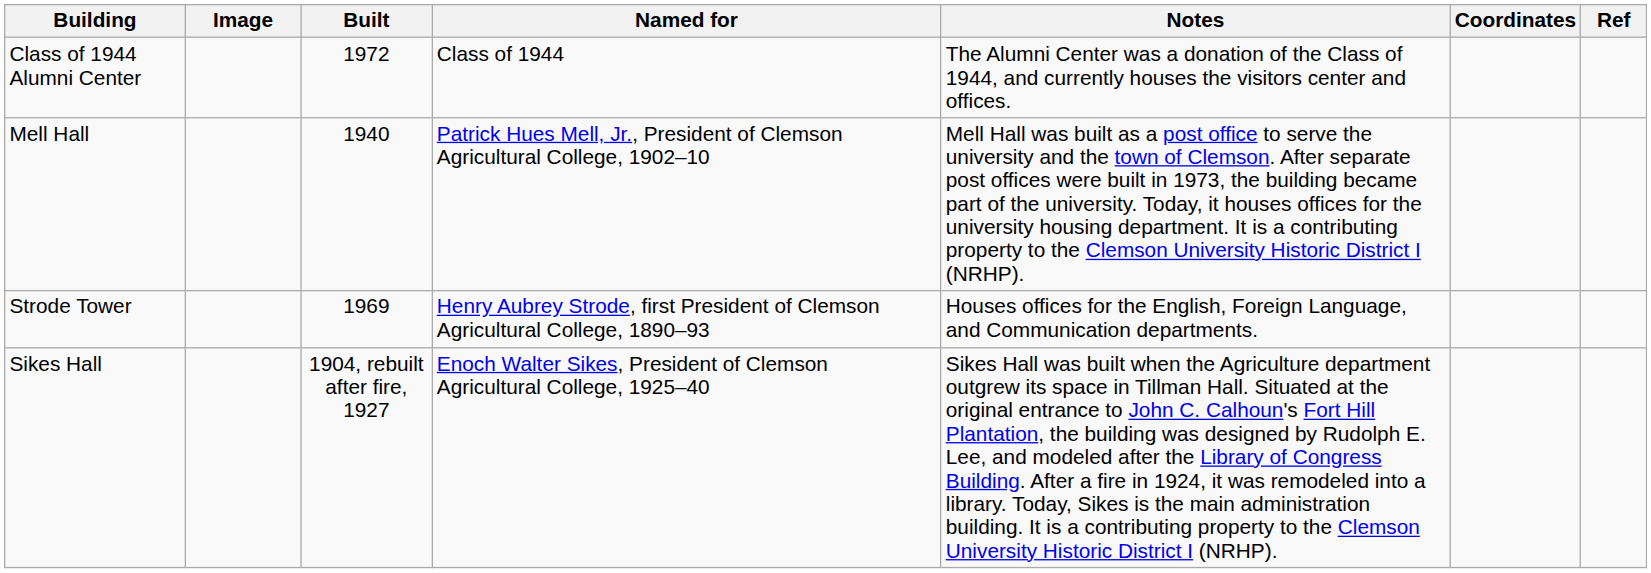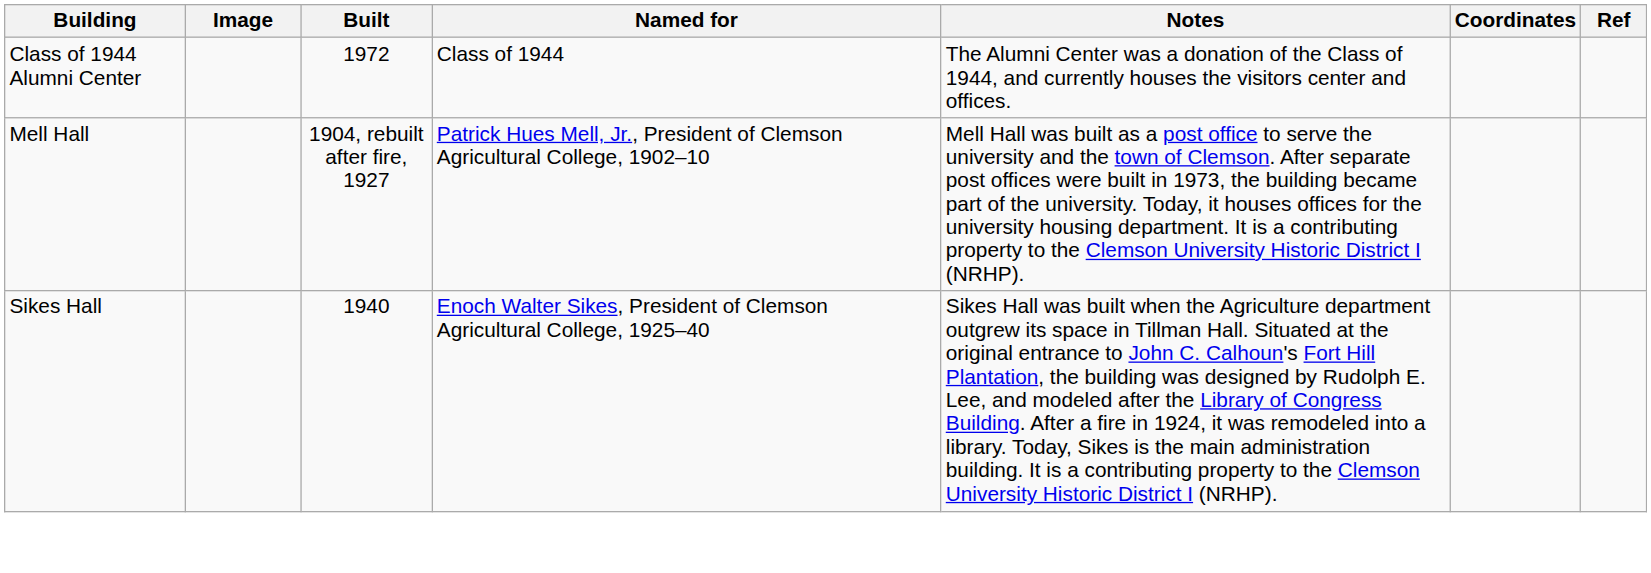(366, 133) 1940 -> (366, 157) 1904, rebuilt after fire, 1927
- row: (71, 307)
(366, 386) 1904, rebuilt after fire, 1927 -> (366, 307) 1940
